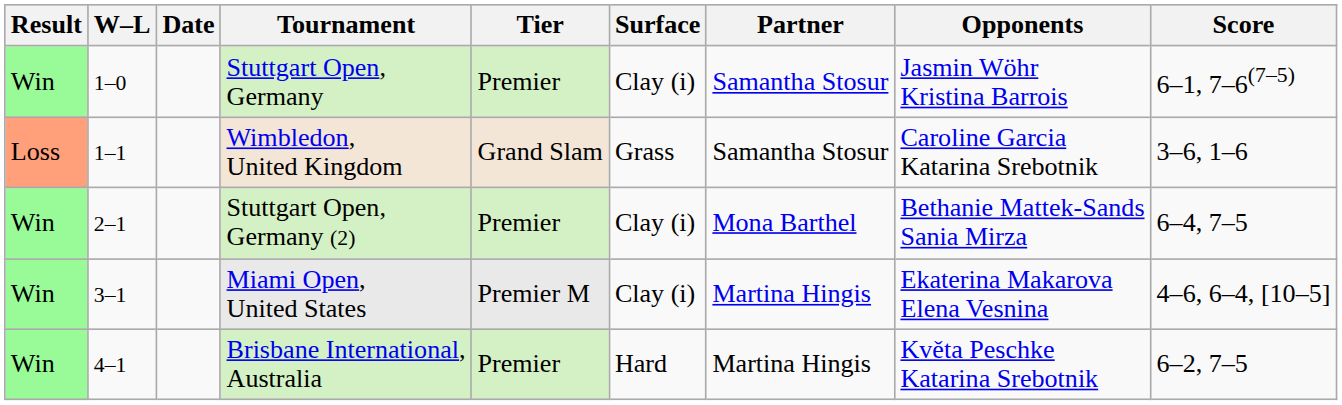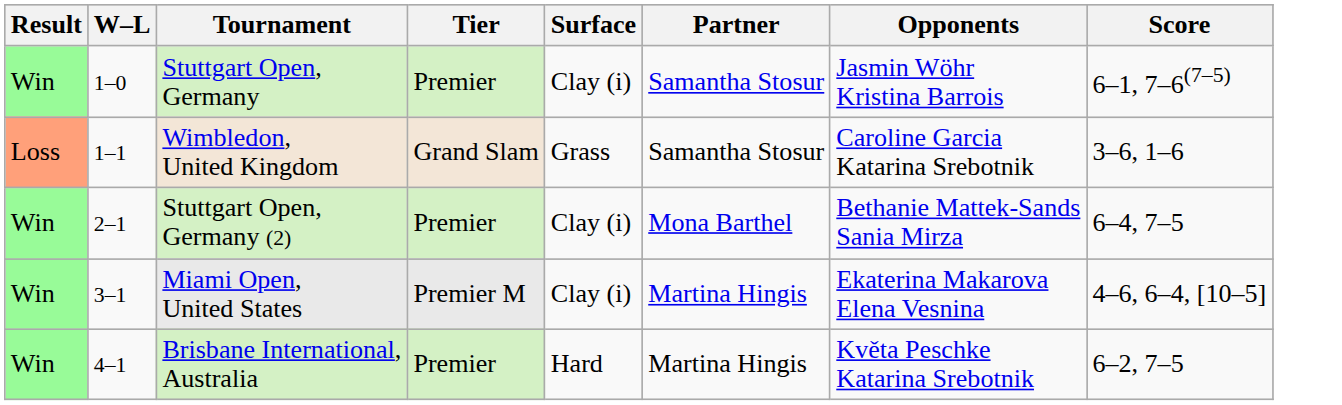- column: (188, 25)
